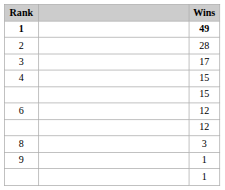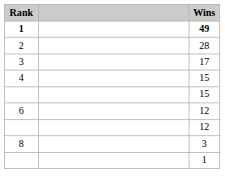- row: (21, 160)
